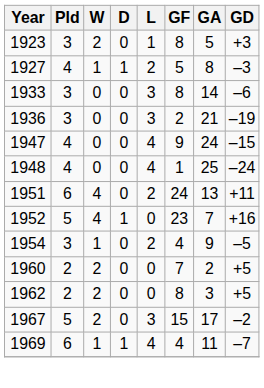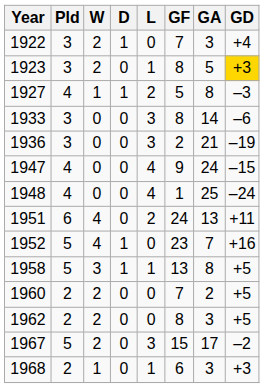+ row: (28, 43)
(242, 43) no background -> (242, 68) gold background
- row: (28, 243)
+ row: (28, 269)
+ row: (28, 369)
- row: (28, 344)
